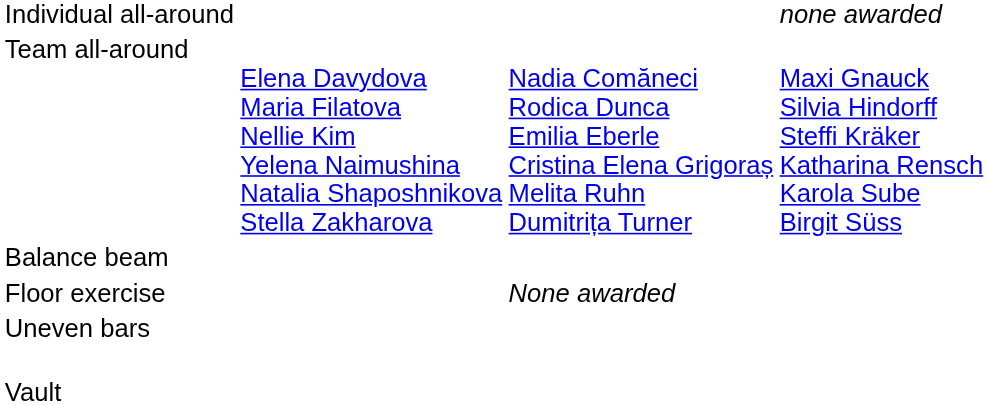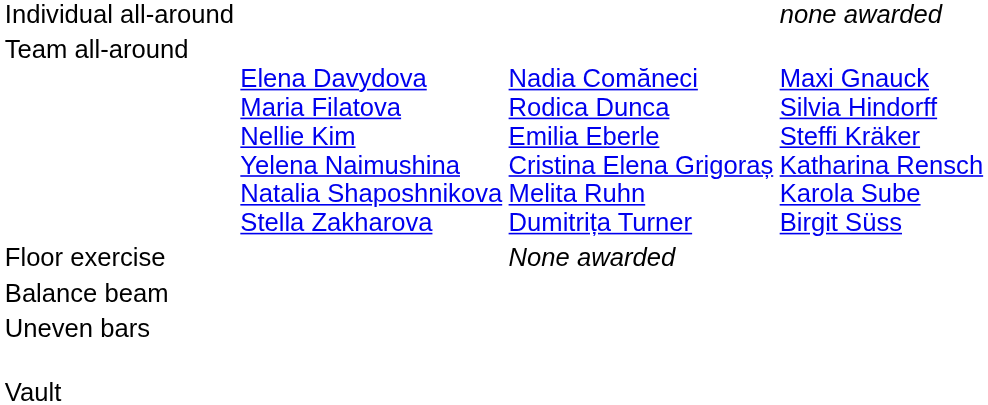rows swapped: (87, 258) <-> (85, 293)
